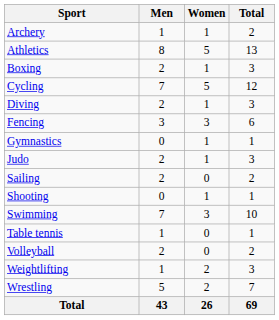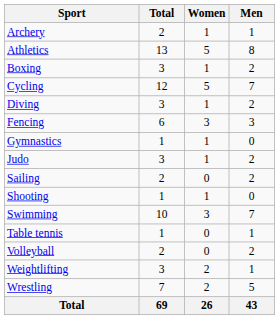columns swapped: (162, 13) <-> (252, 13)
